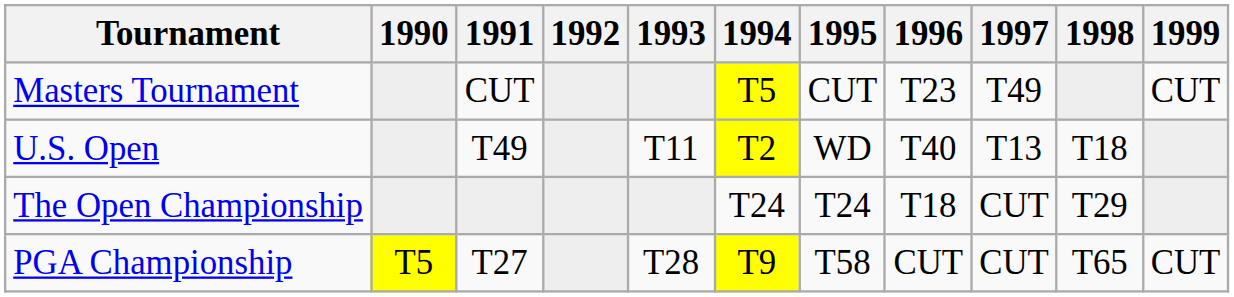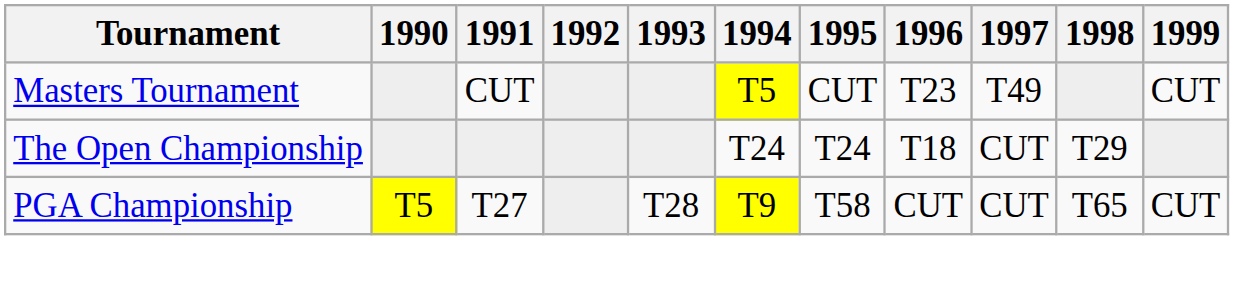- row: (86, 148)
